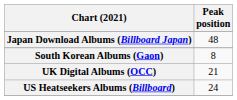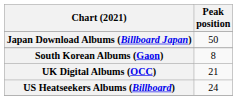(213, 39) 48 -> (213, 39) 50
